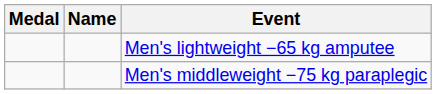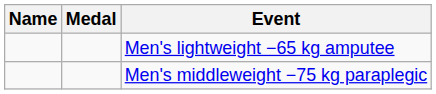columns swapped: (34, 19) <-> (92, 19)
